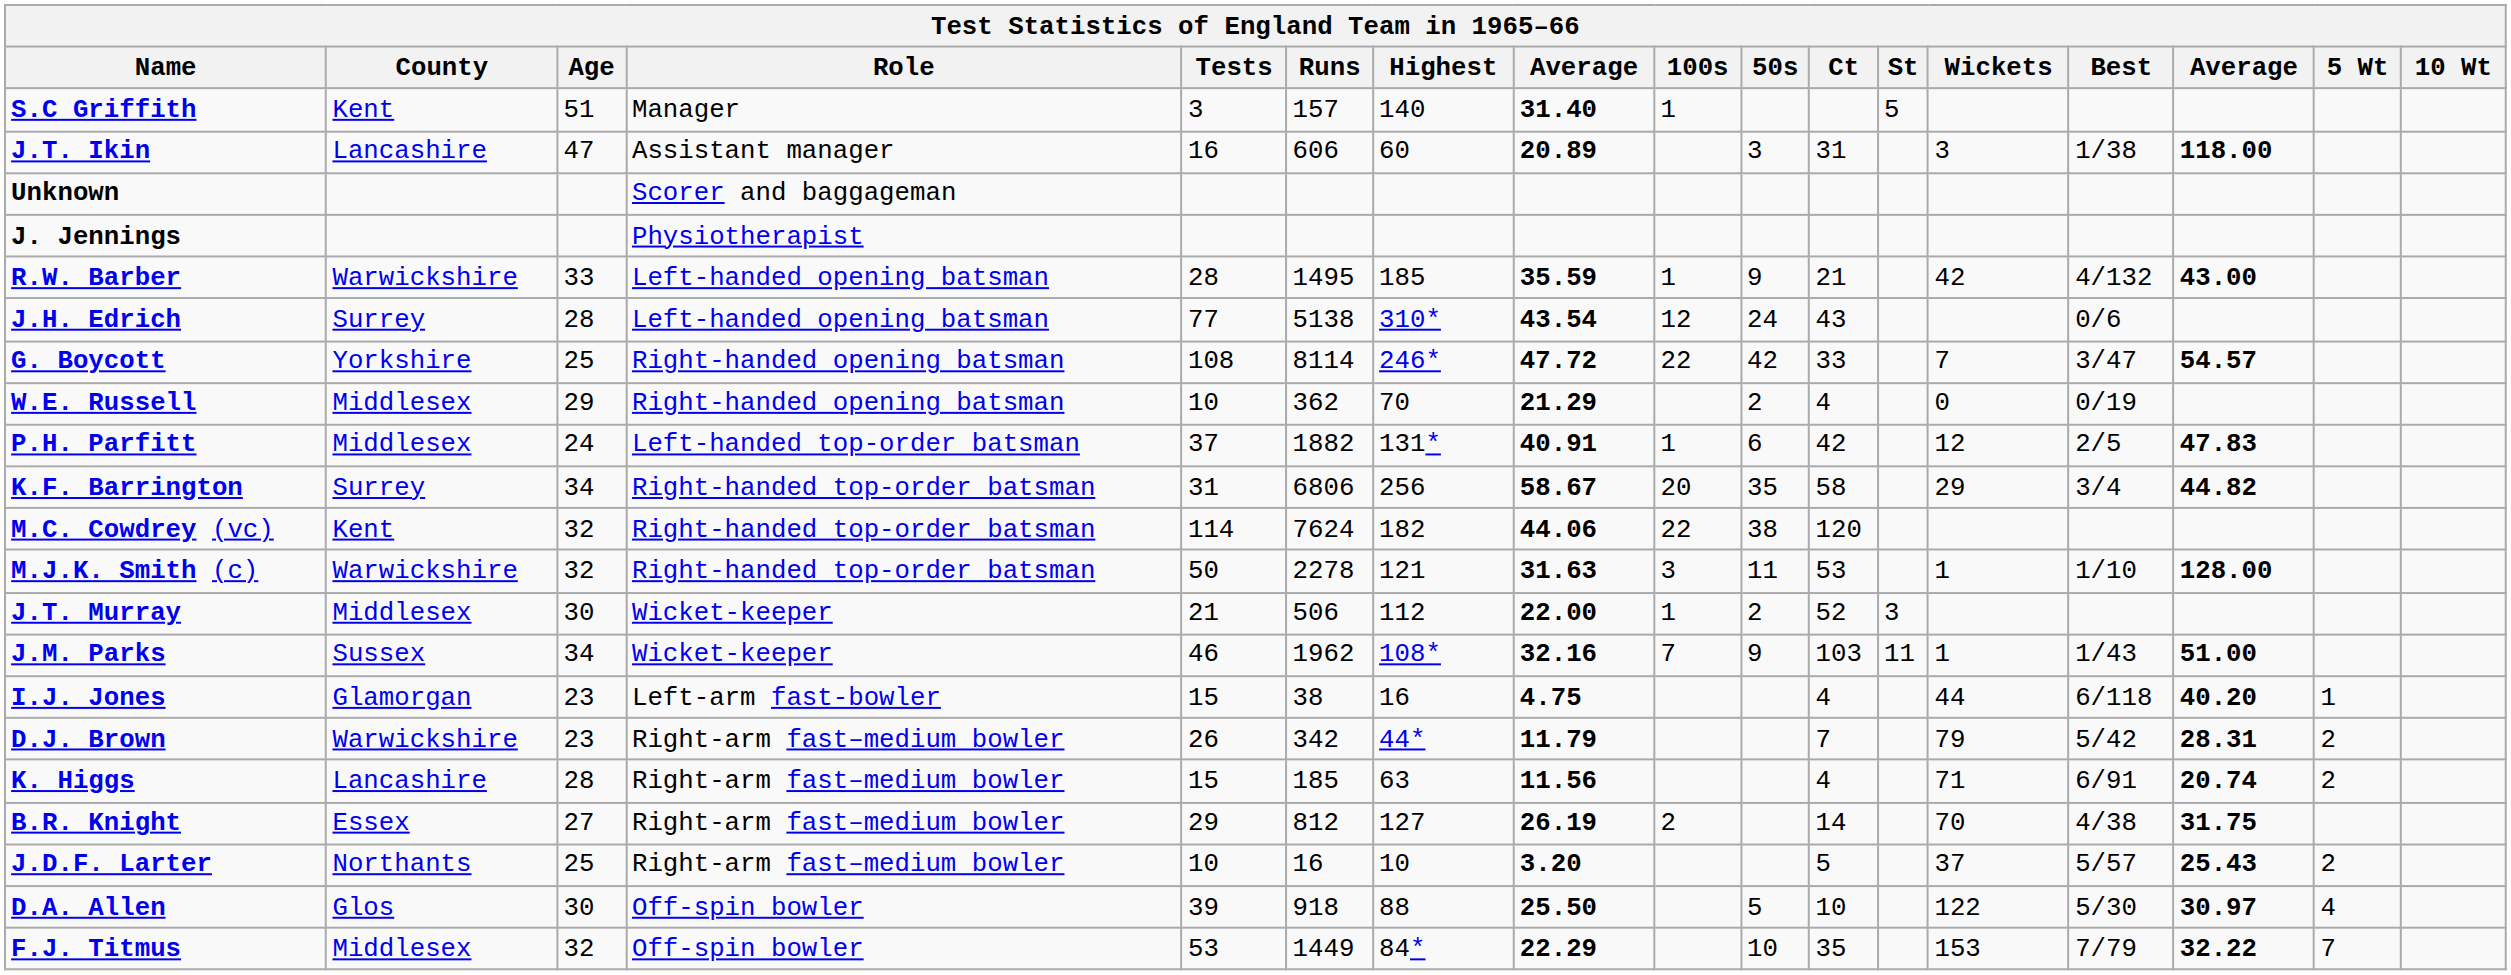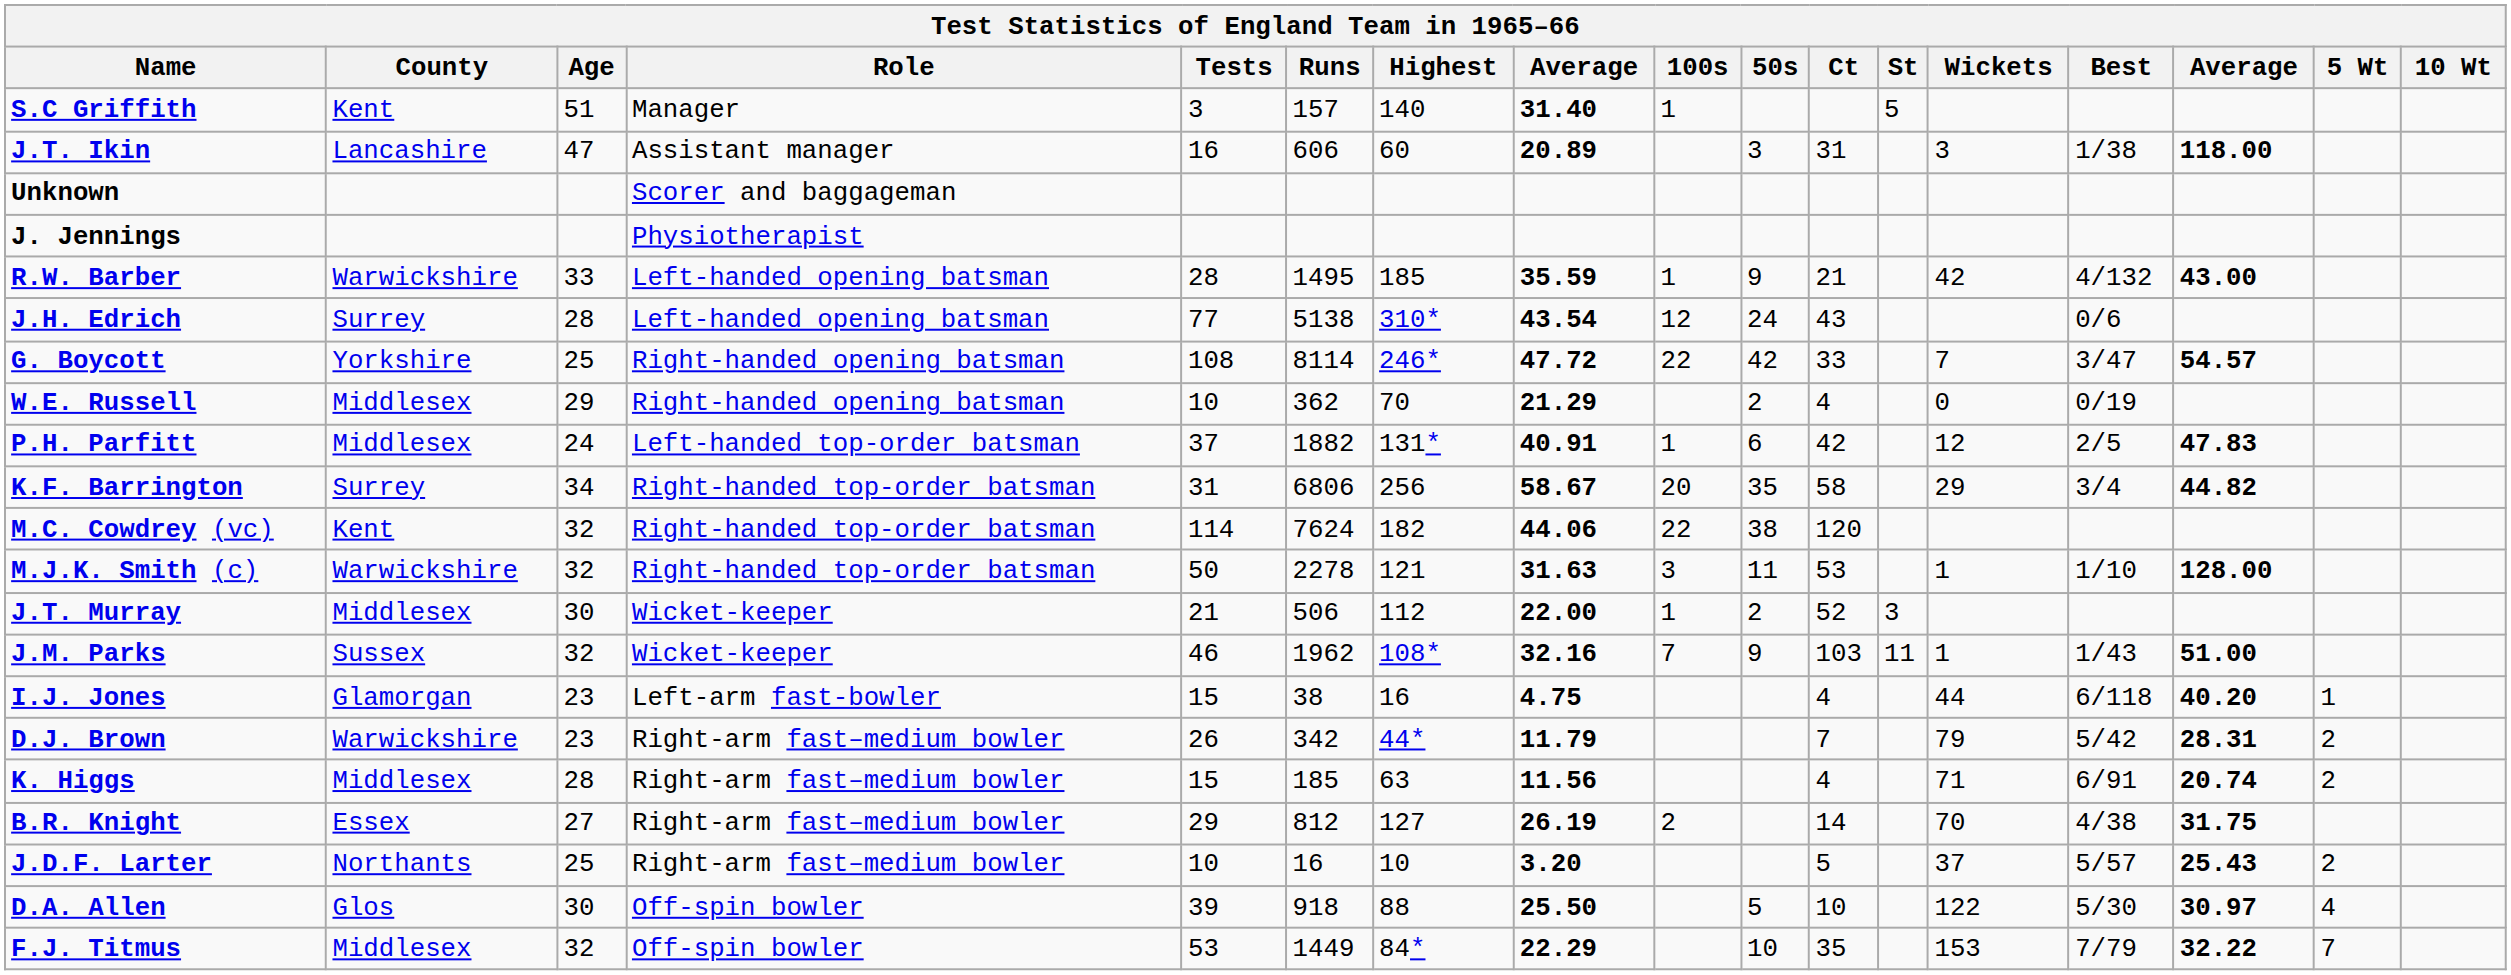(579, 655) 34 -> (579, 655) 32
(410, 781) Lancashire -> (402, 781) Middlesex
